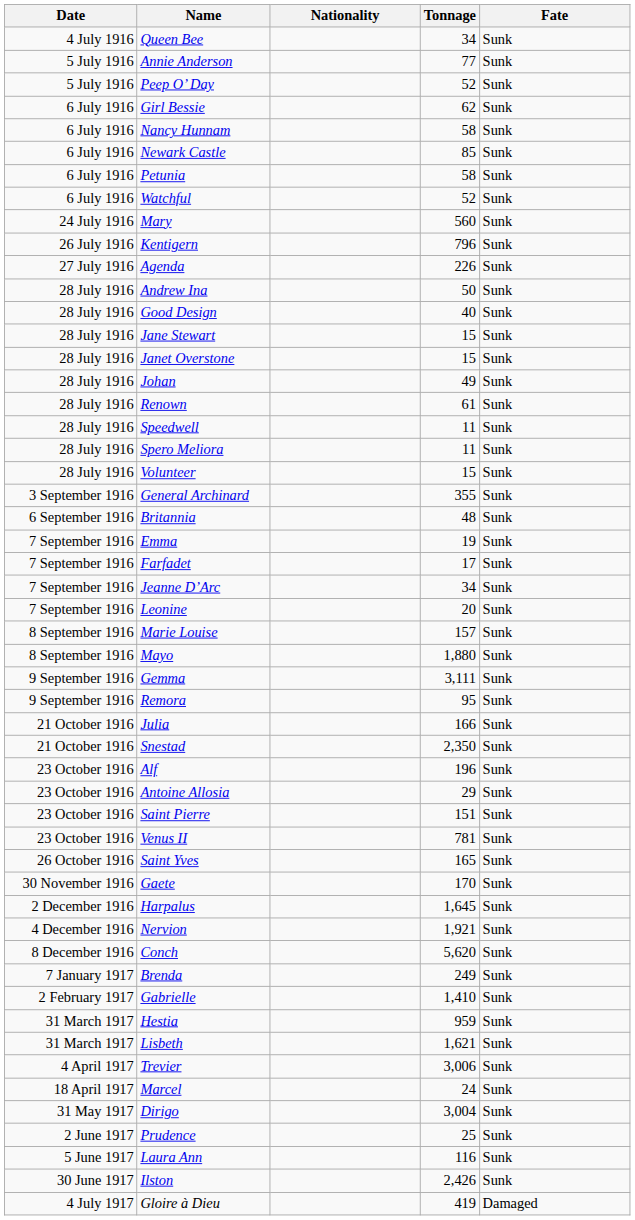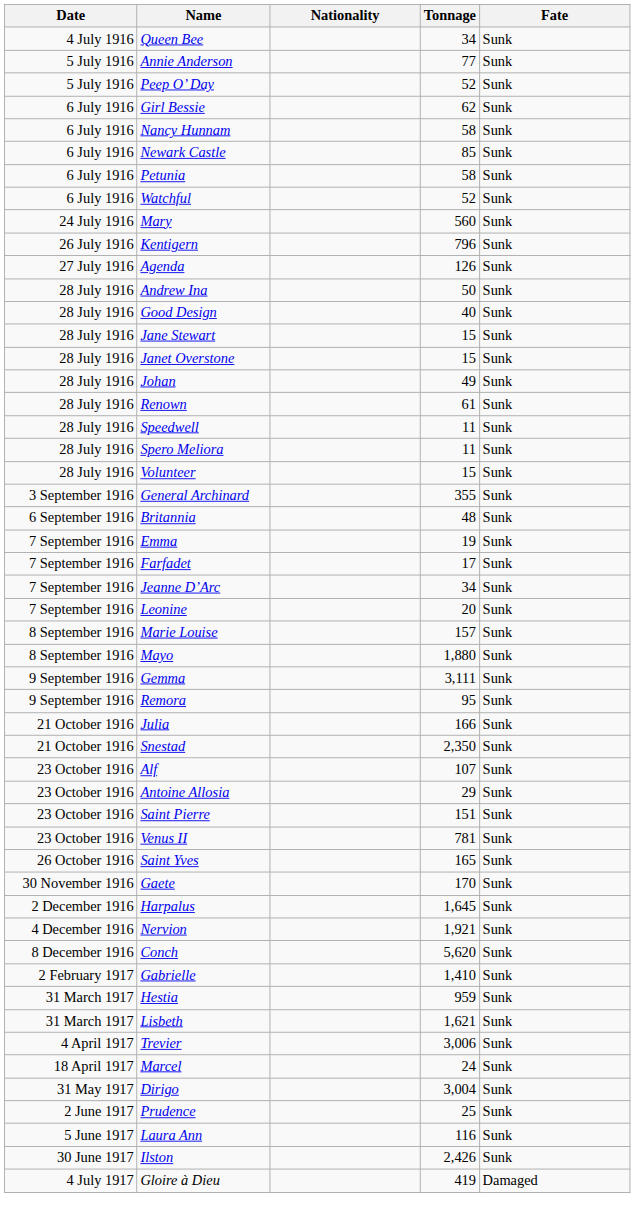(465, 267) 226 -> (465, 267) 126
(465, 769) 196 -> (465, 769) 107
- row: (161, 975)
